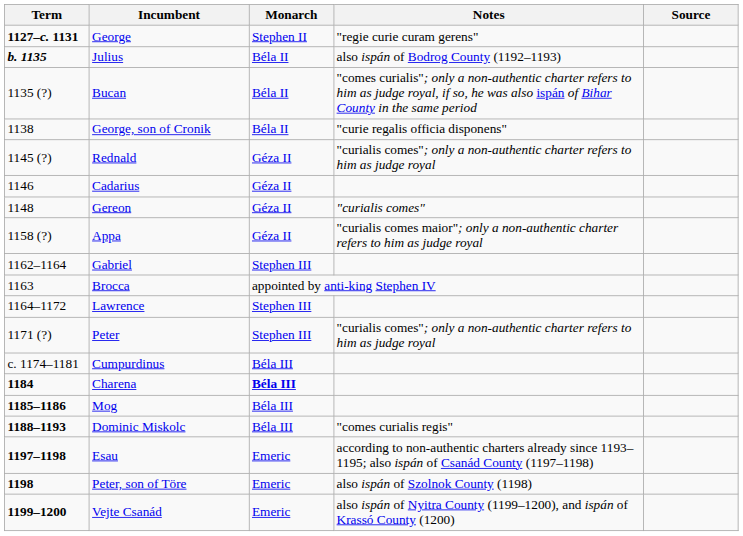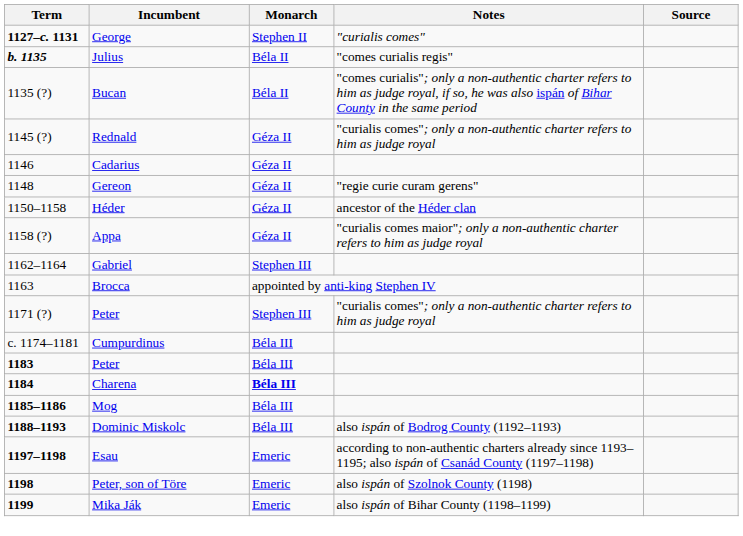(407, 36) "regie curie curam gerens" -> (381, 36) "curialis comes"
(449, 57) also ispán of Bodrog County (1192–1193) -> (395, 57) "comes curialis regis"
- row: (21, 129)
(381, 207) "curialis comes" -> (407, 186) "regie curie curam gerens"
+ row: (37, 207)
- row: (37, 306)
+ row: (20, 363)
(395, 426) "comes curialis regis" -> (449, 426) also ispán of Bodrog County (1192–1193)
+ row: (20, 504)
- row: (37, 512)
